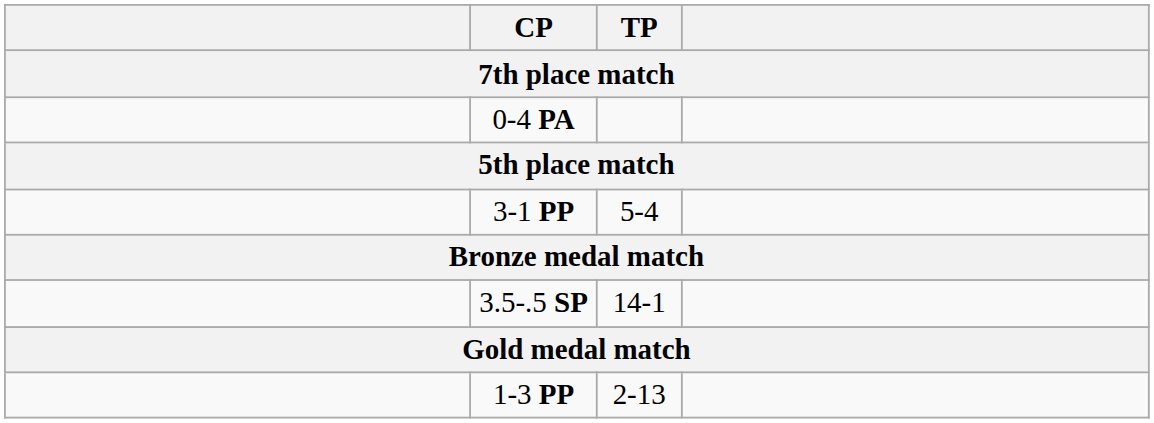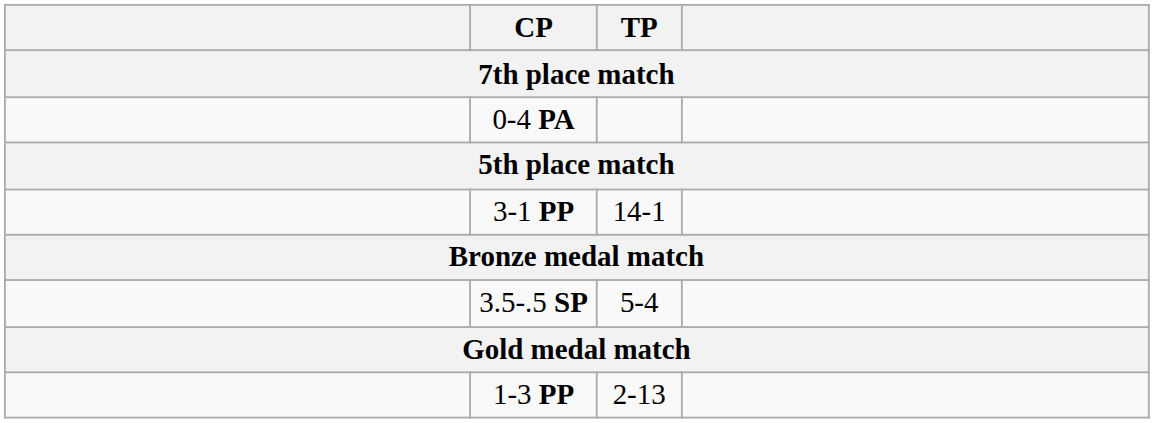(639, 211) 5-4 -> (639, 211) 14-1
(639, 303) 14-1 -> (639, 303) 5-4
